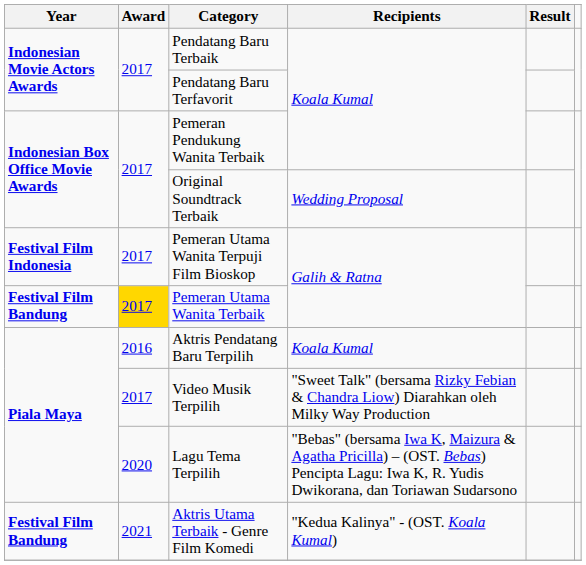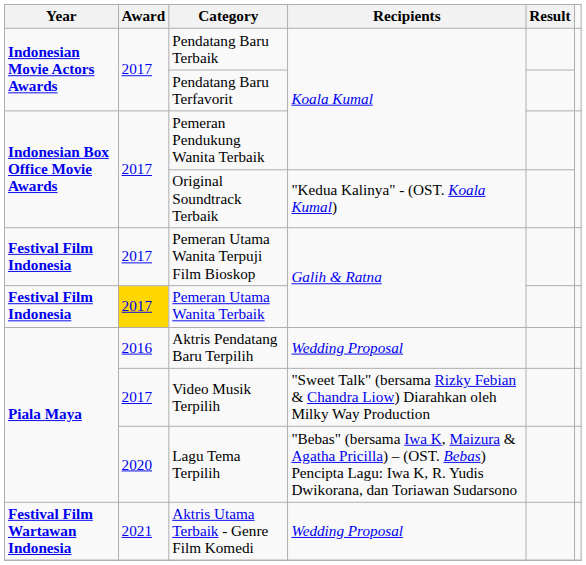(347, 198) Wedding Proposal -> (388, 198) "Kedua Kalinya" - (OST. Koala Kumal)
(50, 306) Festival Film Bandung -> (50, 306) Festival Film Indonesia
(332, 347) Koala Kumal -> (347, 347) Wedding Proposal
(50, 531) Festival Film Bandung -> (50, 531) Festival Film Wartawan Indonesia
(388, 531) "Kedua Kalinya" - (OST. Koala Kumal) -> (347, 531) Wedding Proposal
